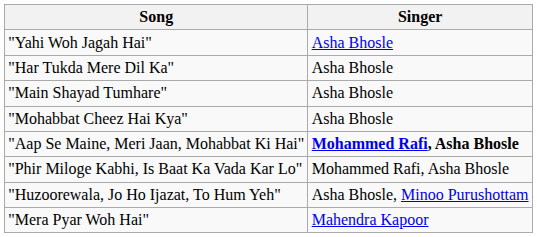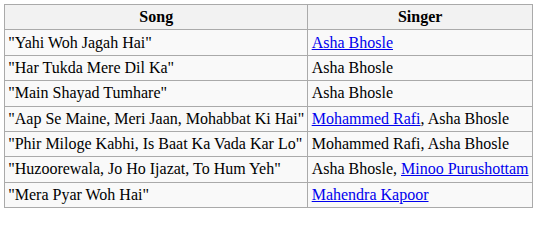- row: (98, 118)
(415, 144) bold -> (410, 118) normal
